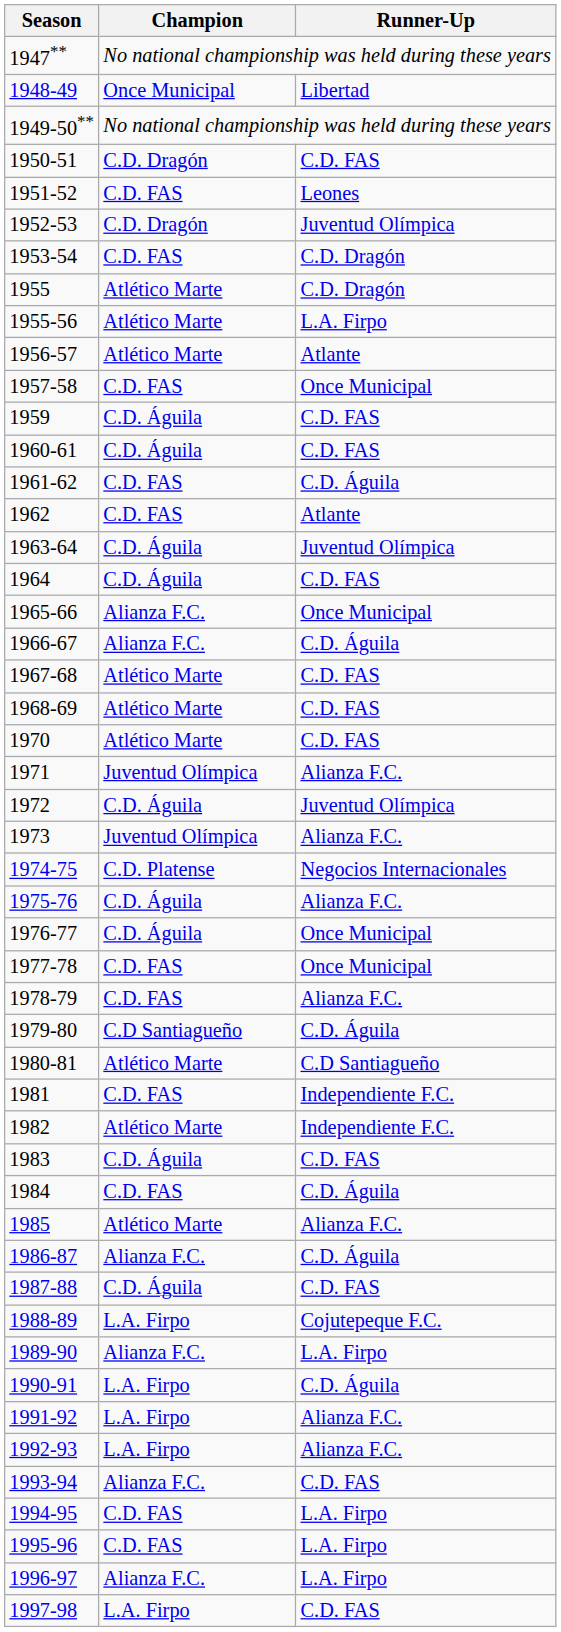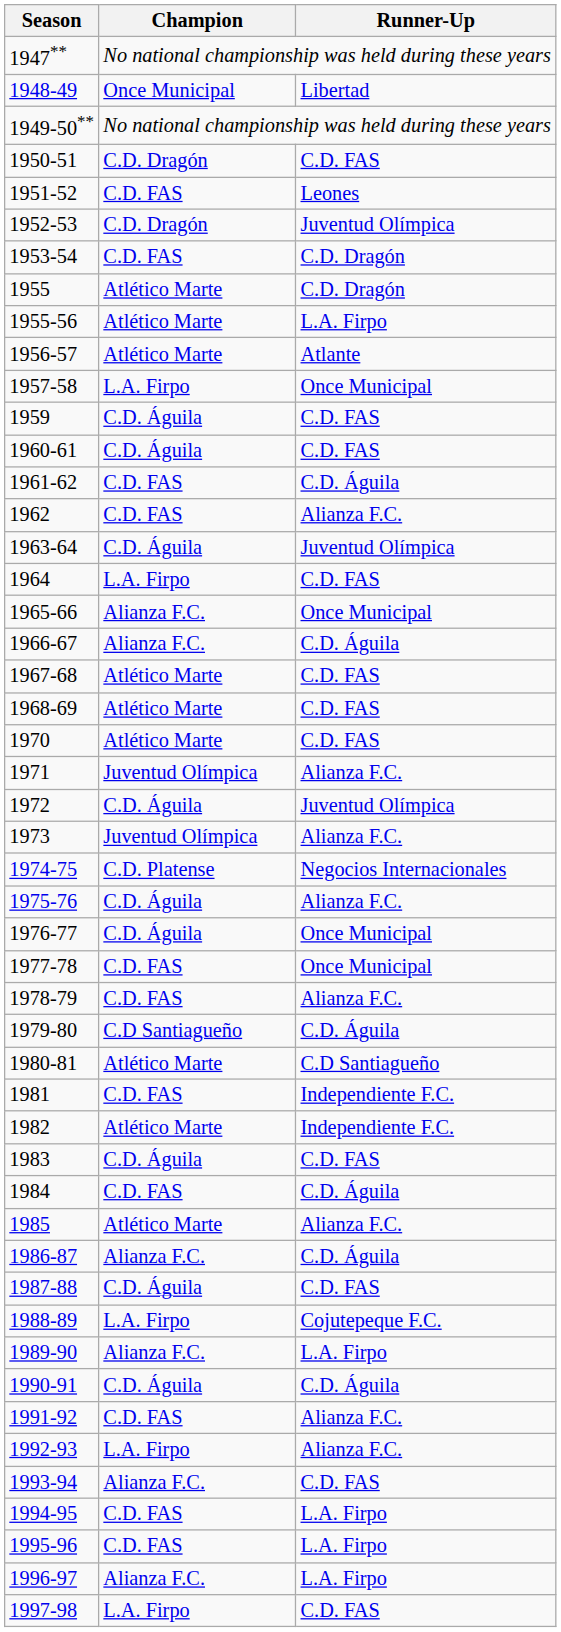(143, 386) C.D. FAS -> (147, 386) L.A. Firpo
(330, 515) Atlante -> (351, 515) Alianza F.C.
(153, 579) C.D. Águila -> (147, 579) L.A. Firpo
(147, 1385) L.A. Firpo -> (153, 1385) C.D. Águila
(147, 1417) L.A. Firpo -> (143, 1417) C.D. FAS
